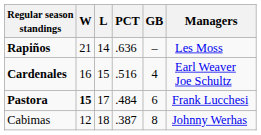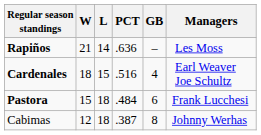(85, 74) 16 -> (85, 74) 18
(85, 100) bold -> (85, 100) normal
(103, 100) 17 -> (103, 100) 18
